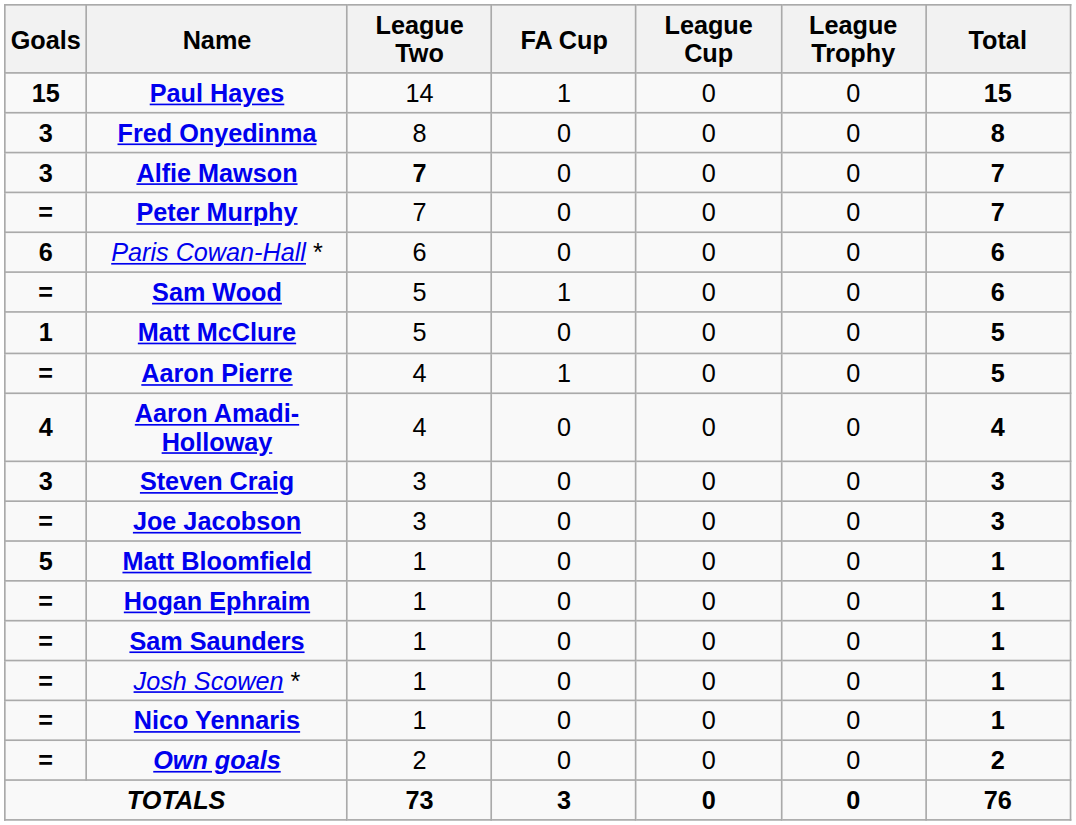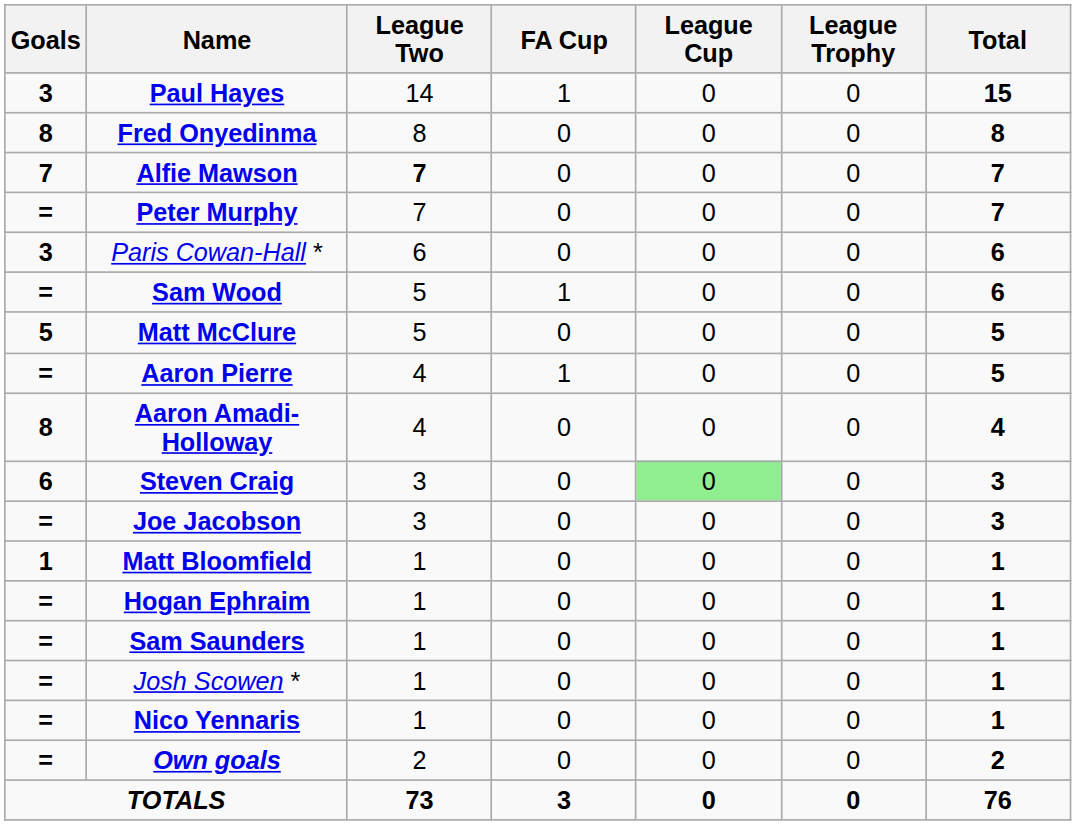(46, 93) 15 -> (46, 93) 3
(46, 133) 3 -> (46, 133) 8
(46, 173) 3 -> (46, 173) 7
(46, 253) 6 -> (46, 253) 3
(46, 333) 1 -> (46, 333) 5
(46, 427) 4 -> (46, 427) 8
(46, 481) 3 -> (46, 481) 6
(709, 481) no background -> (709, 481) lightgreen background
(46, 561) 5 -> (46, 561) 1
